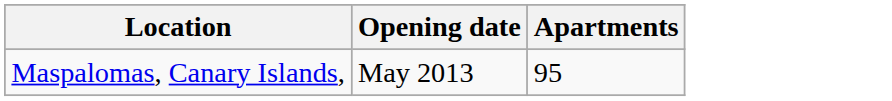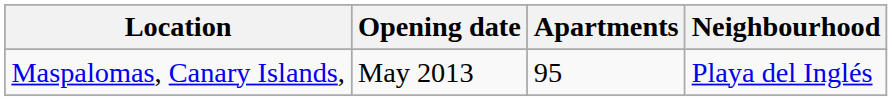+ column: (786, 26)
